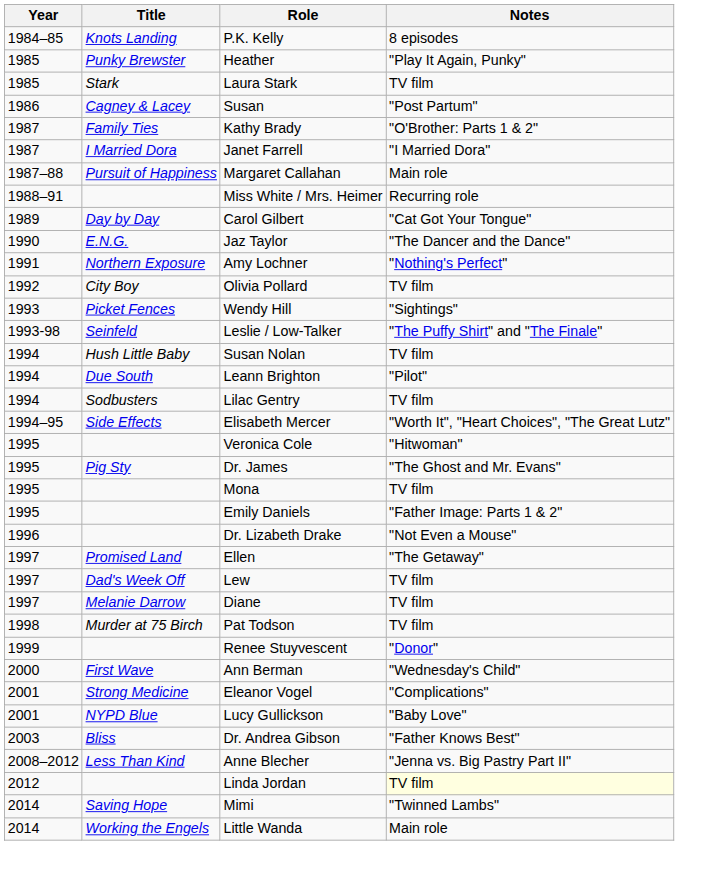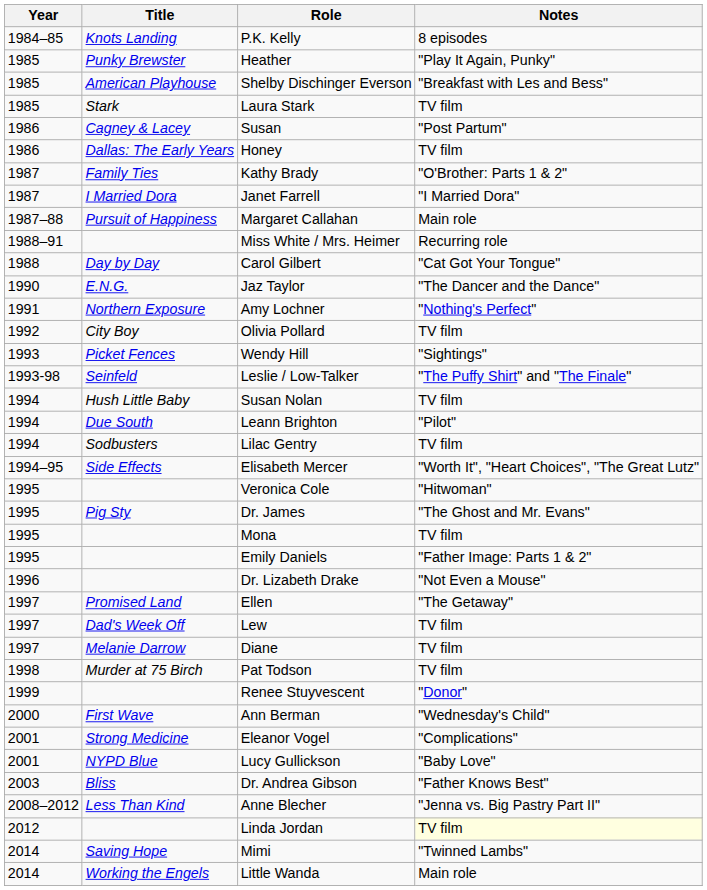+ row: (326, 83)
+ row: (261, 151)
(24, 219) 1989 -> (24, 264) 1988
